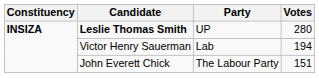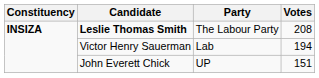(203, 30) UP -> (237, 30) The Labour Party
(303, 30) 280 -> (303, 30) 208
(237, 64) The Labour Party -> (203, 64) UP
